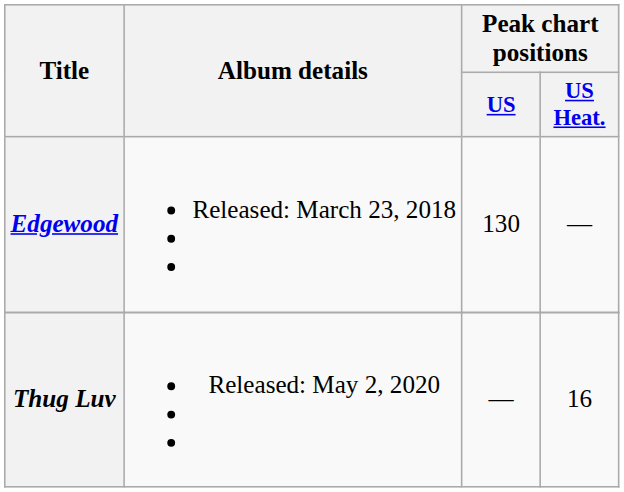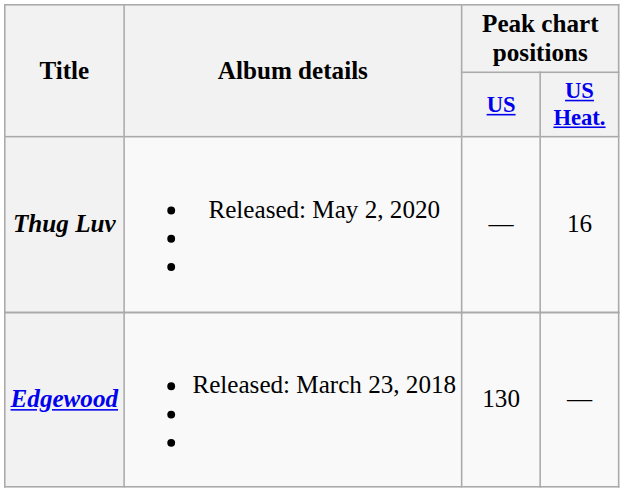rows swapped: (64, 224) <-> (64, 398)
